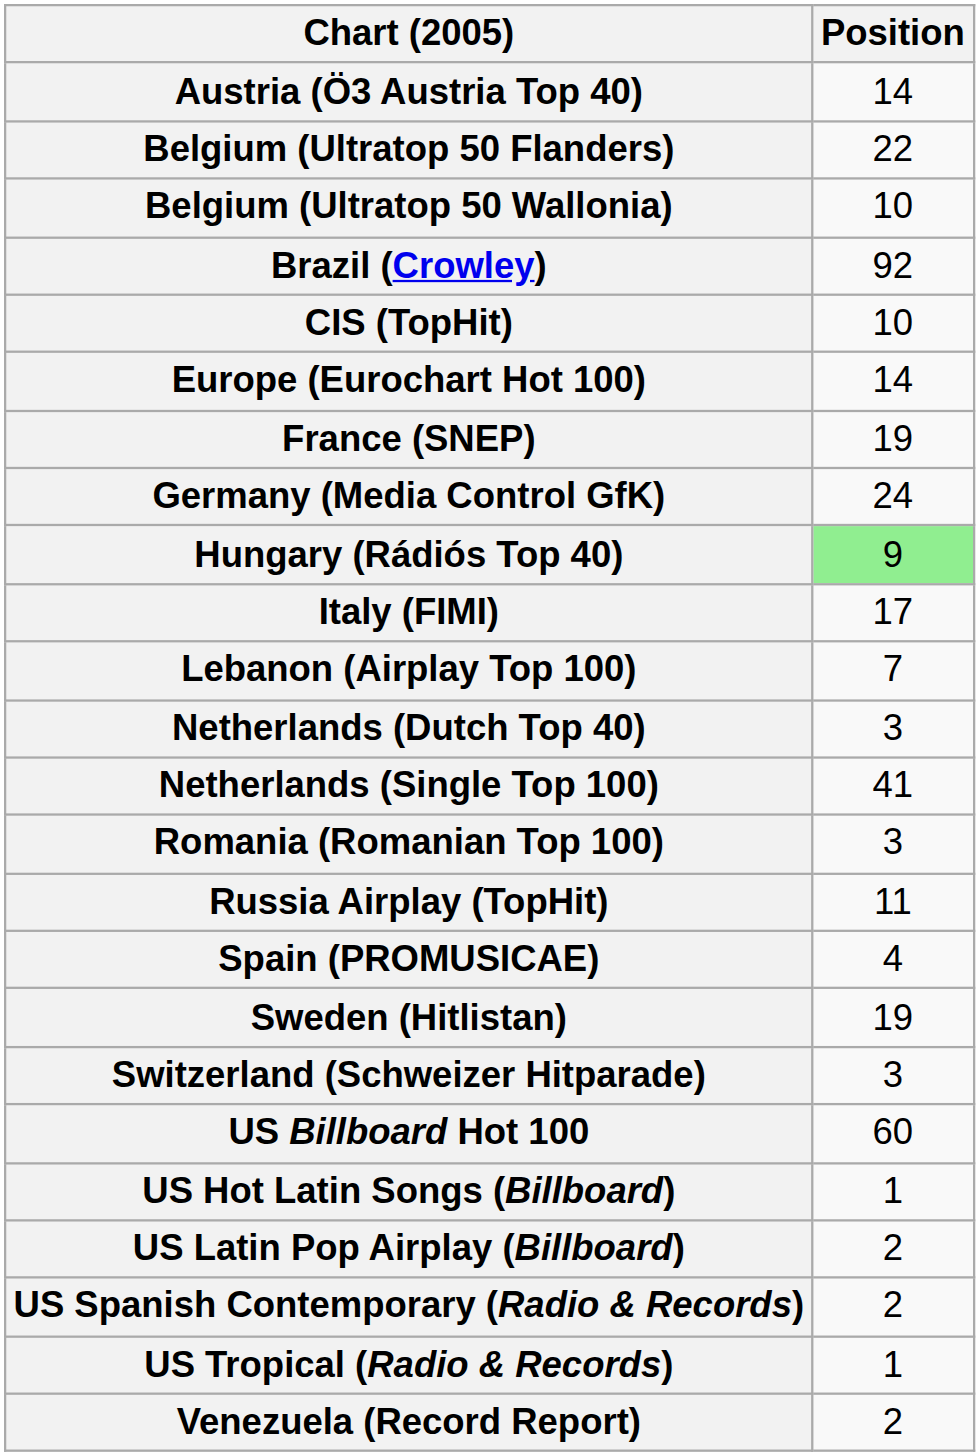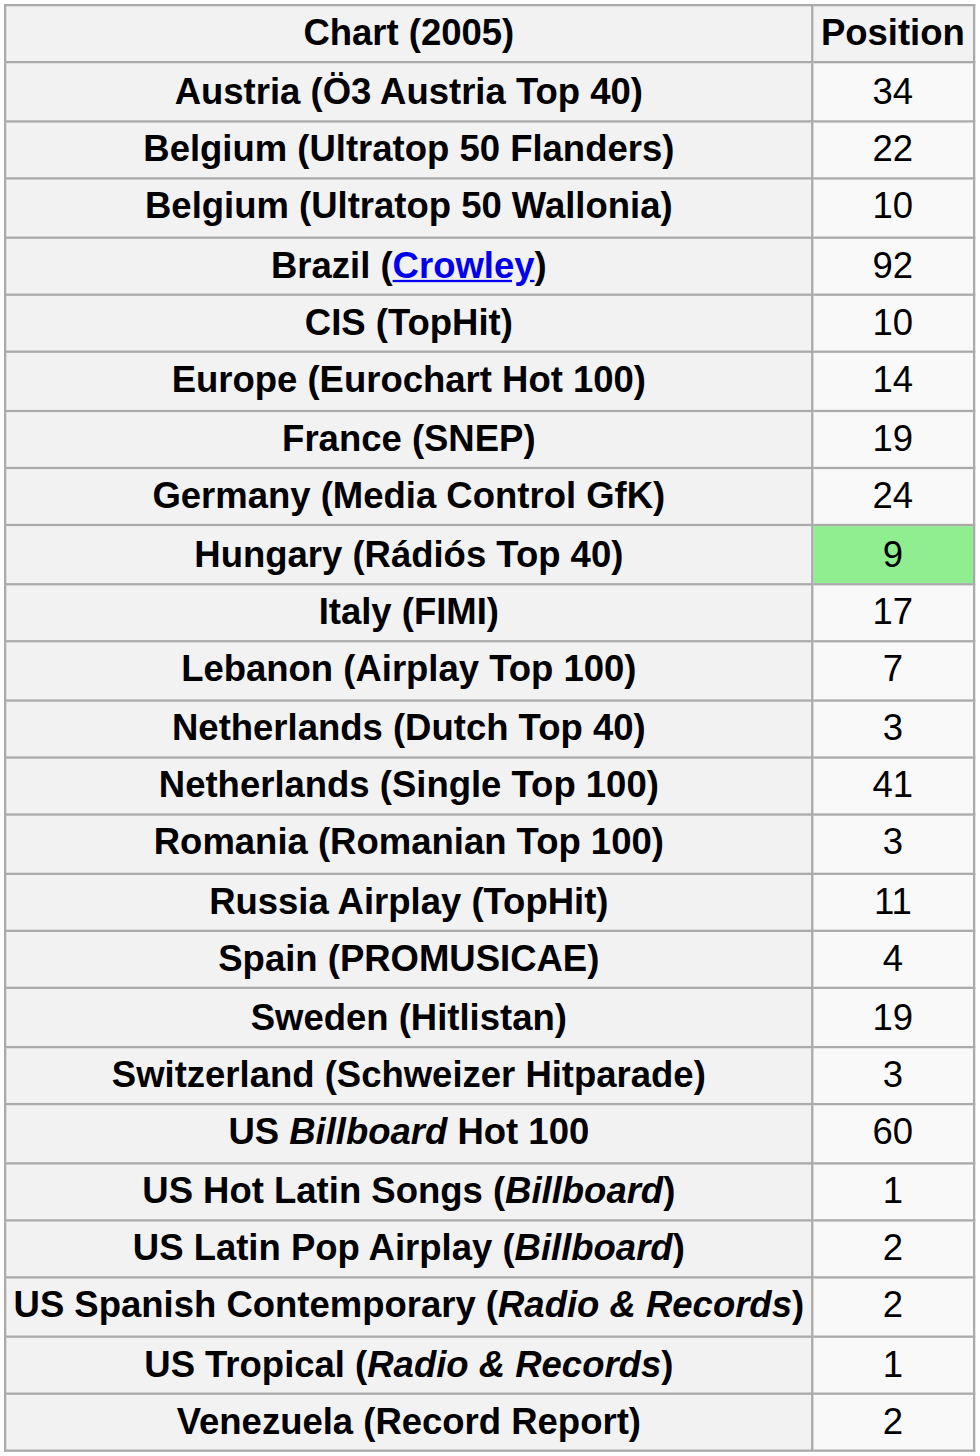(893, 91) 14 -> (893, 91) 34
